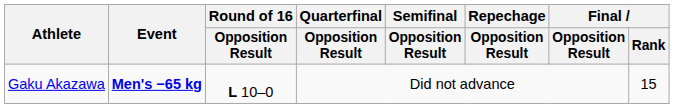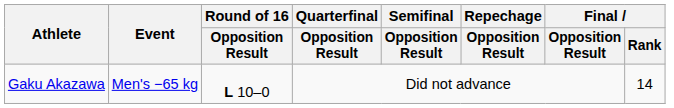(157, 84) bold -> (155, 84) normal
(649, 84) 15 -> (645, 84) 14
